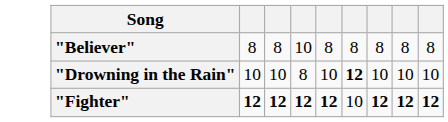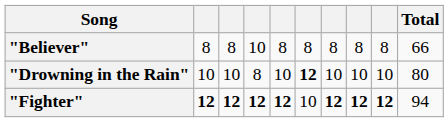+ column: (420, 19)
